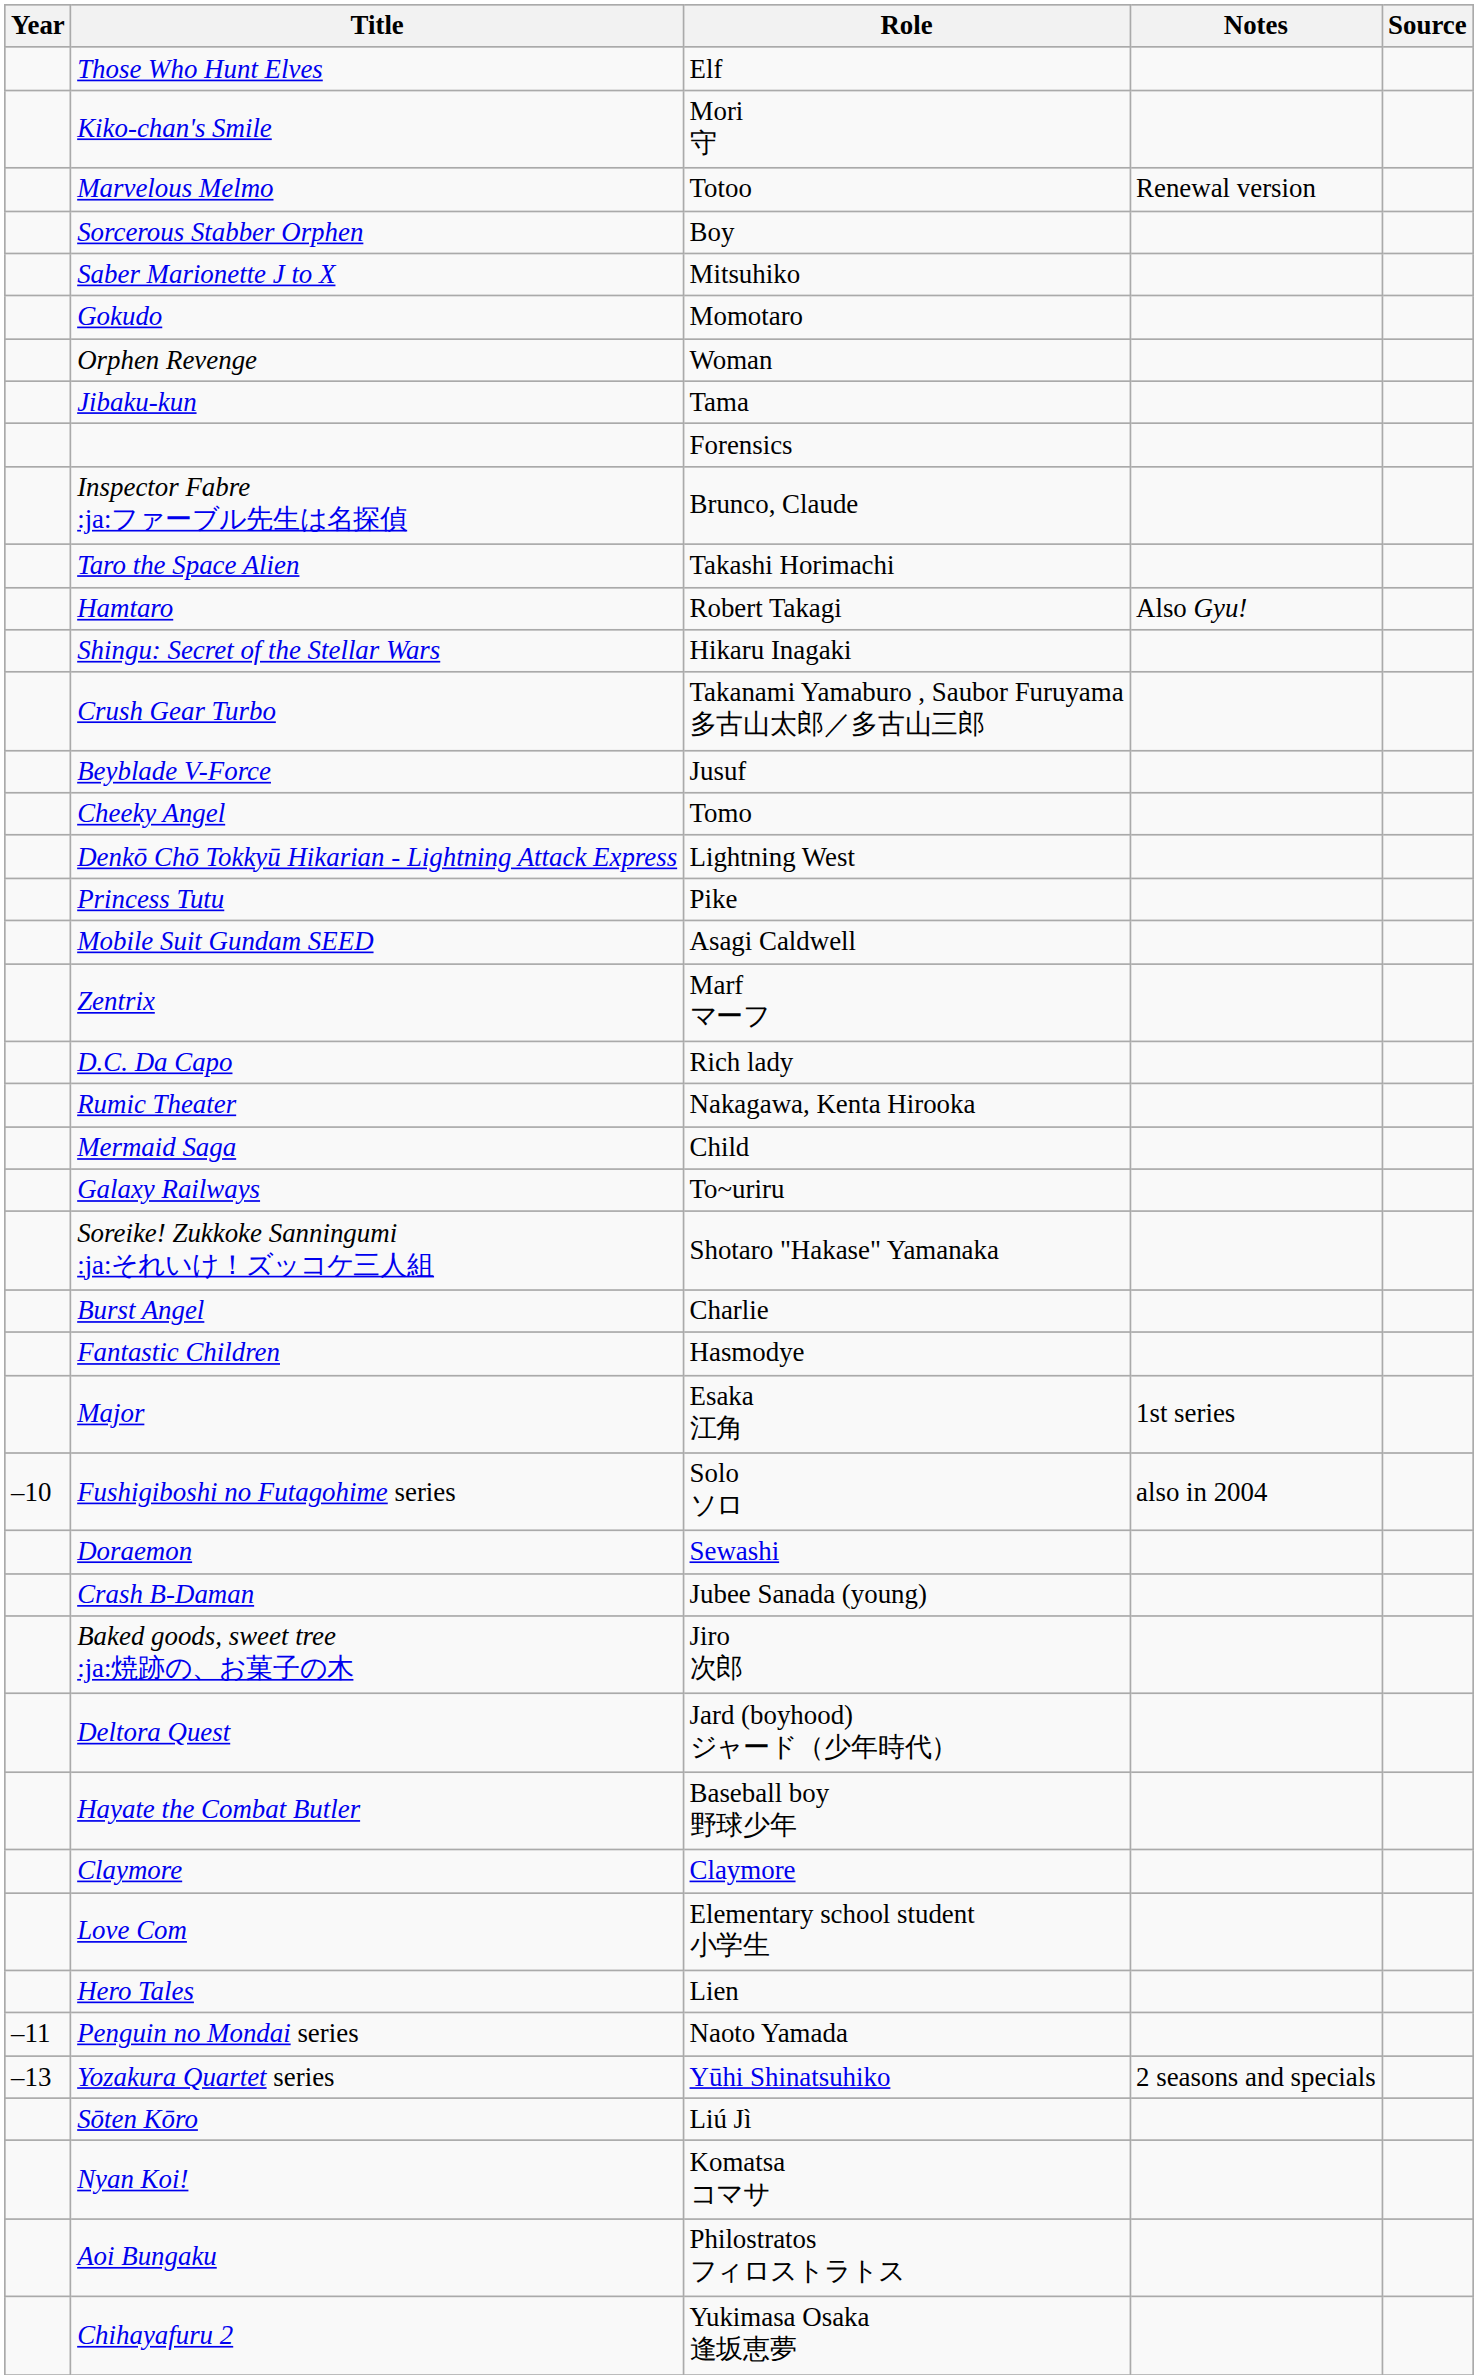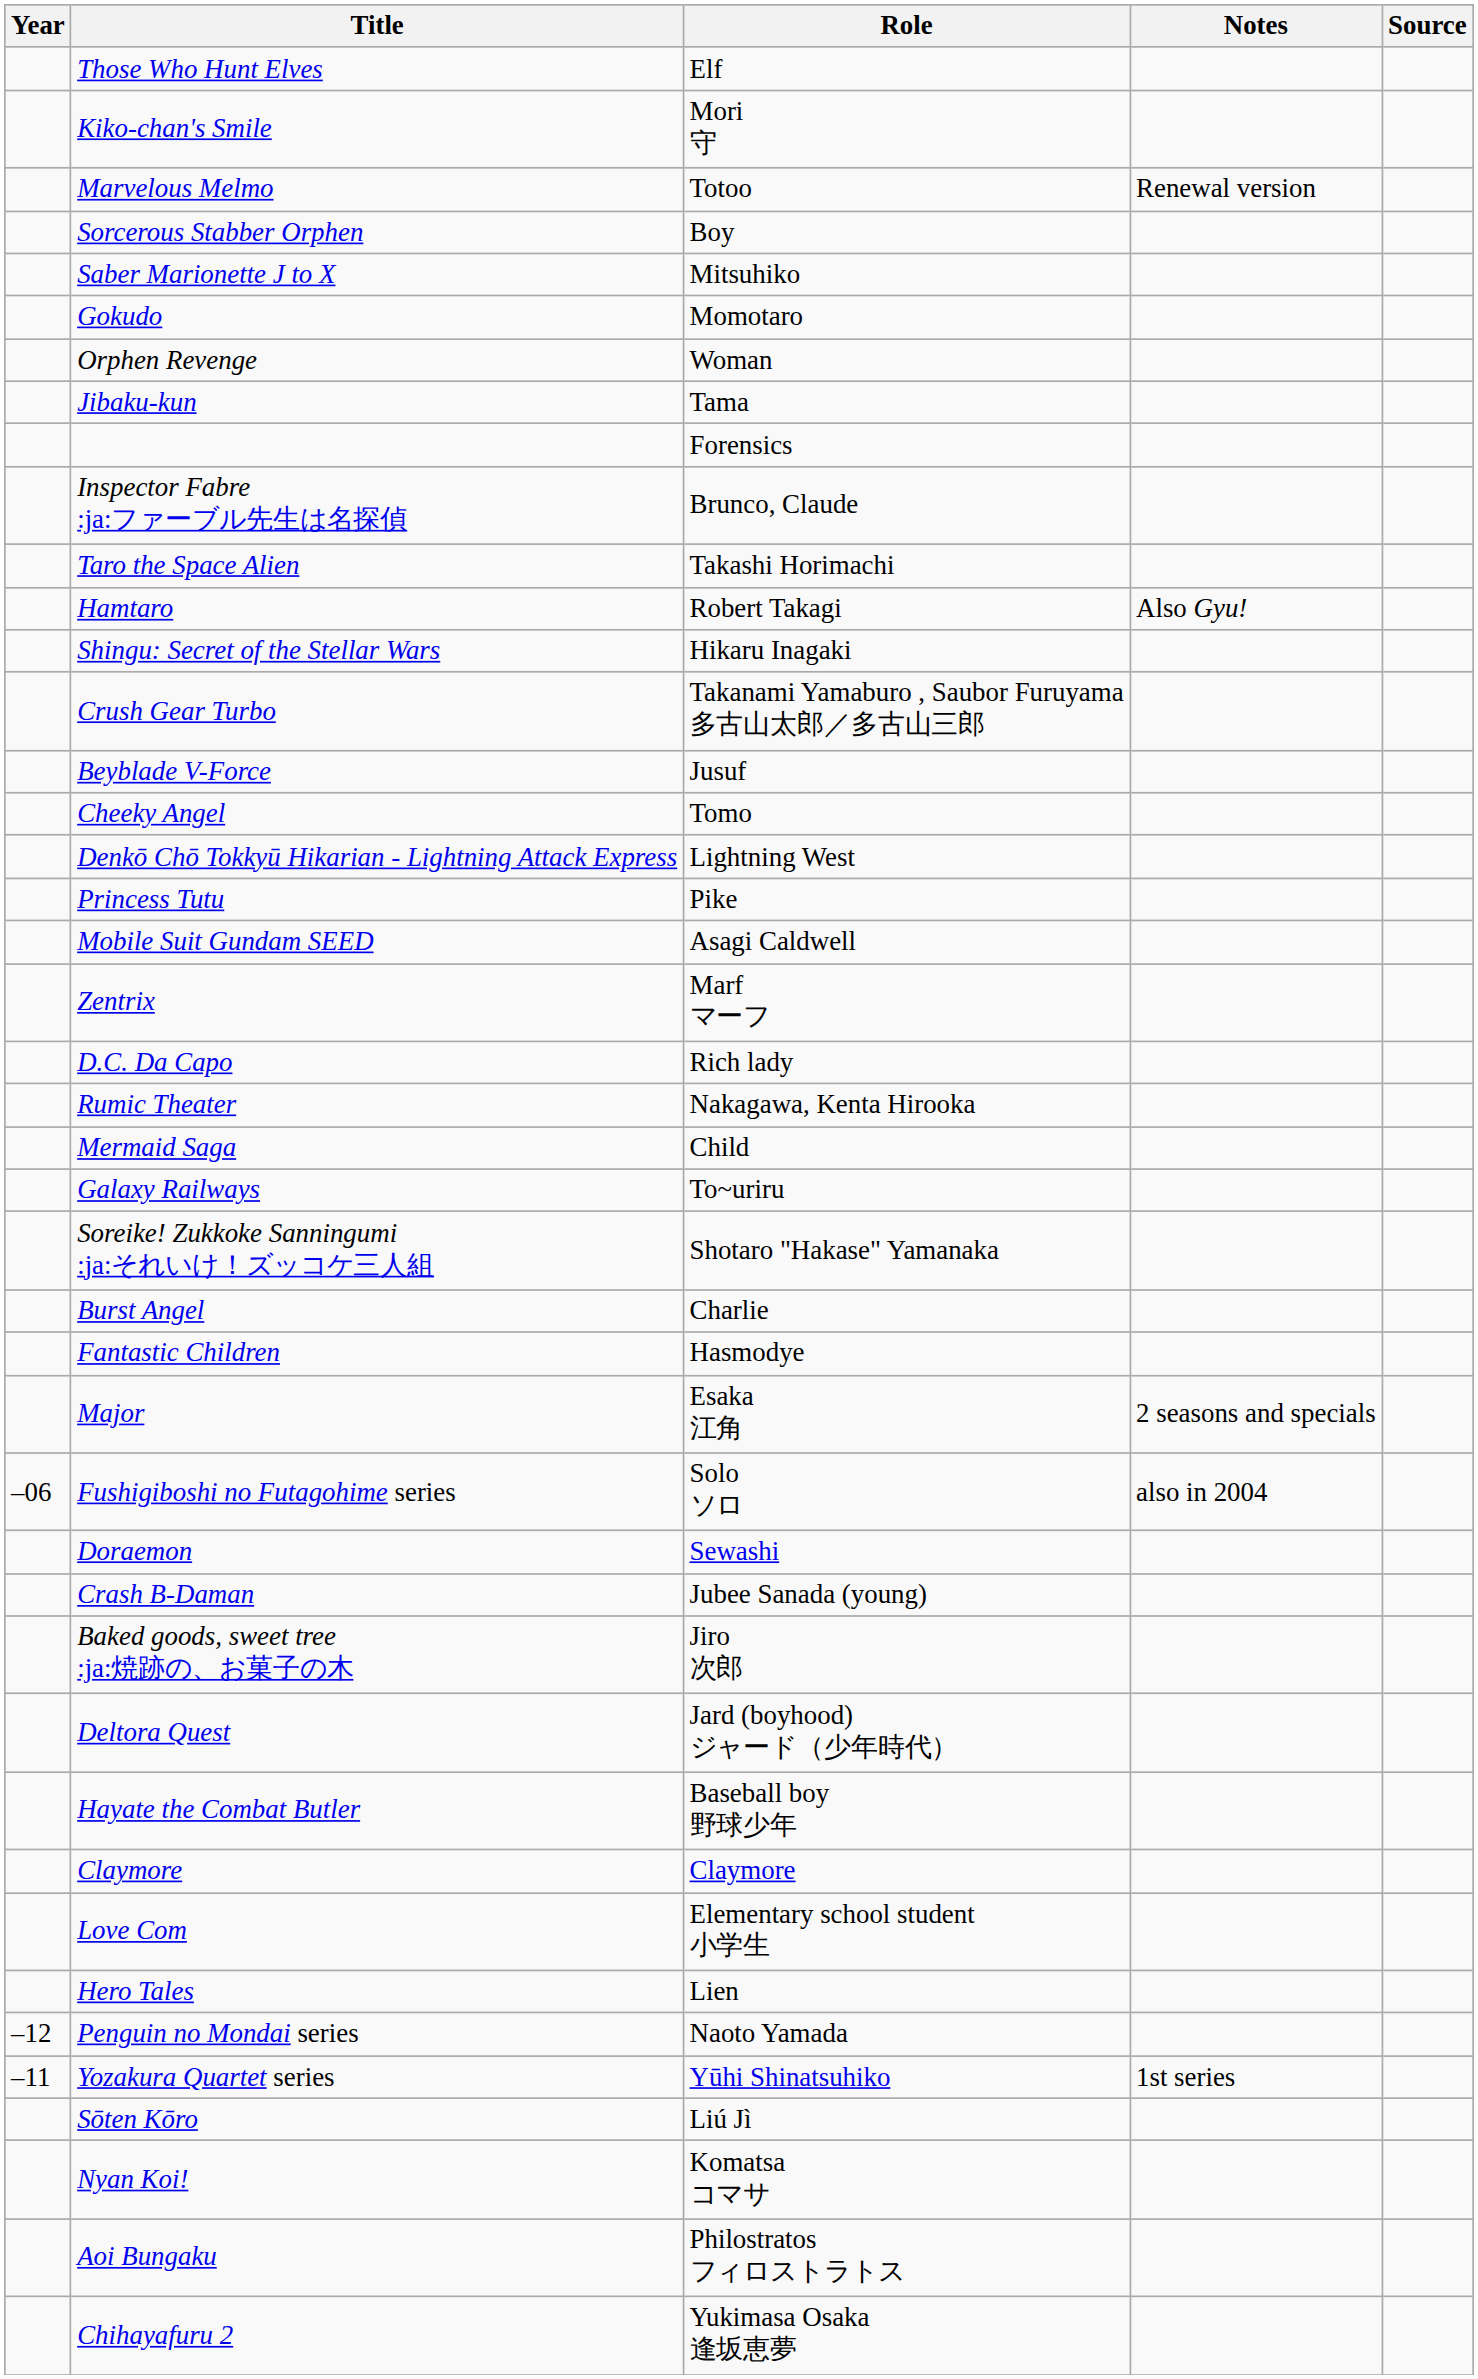(1186, 1413) 1st series -> (1256, 1413) 2 seasons and specials
(31, 1491) –10 -> (31, 1491) –06
(31, 2033) –11 -> (31, 2033) –12
(31, 2076) –13 -> (31, 2076) –11
(1256, 2076) 2 seasons and specials -> (1186, 2076) 1st series
